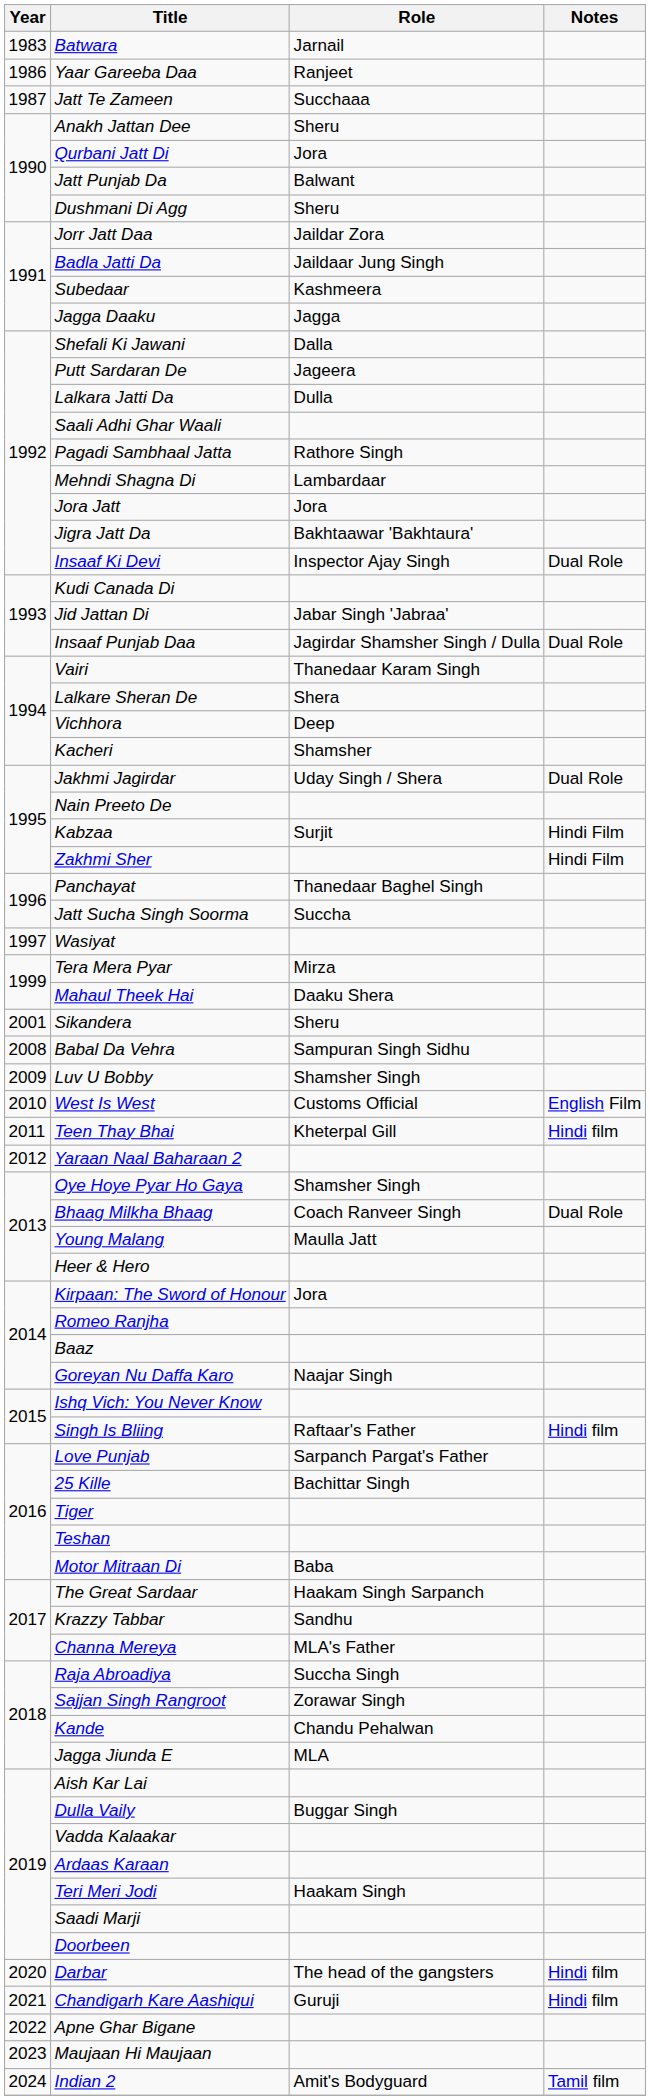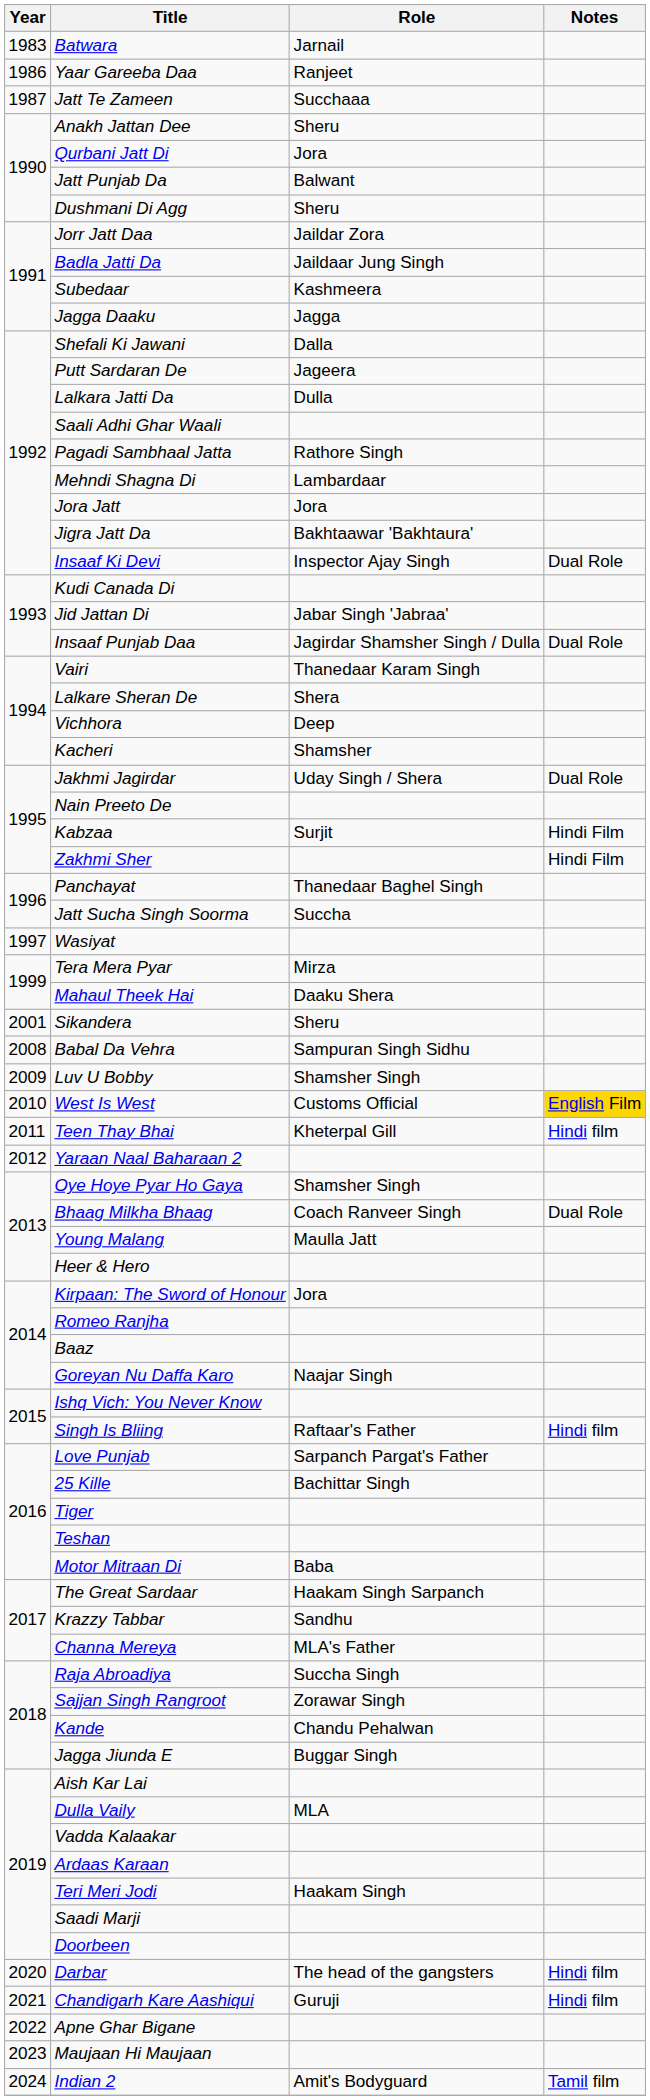(595, 1104) no background -> (595, 1104) gold background
(311, 1755) MLA -> (345, 1755) Buggar Singh
(345, 1810) Buggar Singh -> (311, 1810) MLA
